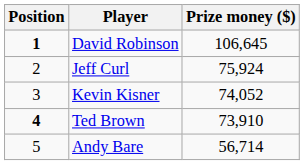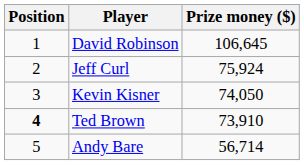(36, 43) bold -> (36, 43) normal
(241, 95) 74,052 -> (241, 95) 74,050
